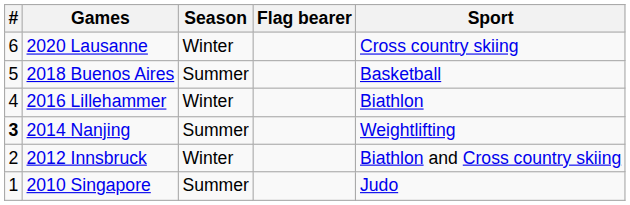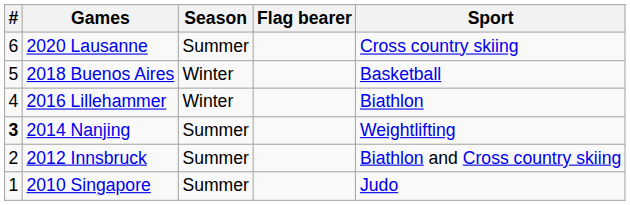(208, 46) Winter -> (216, 46) Summer
(216, 74) Summer -> (208, 74) Winter
(208, 158) Winter -> (216, 158) Summer
